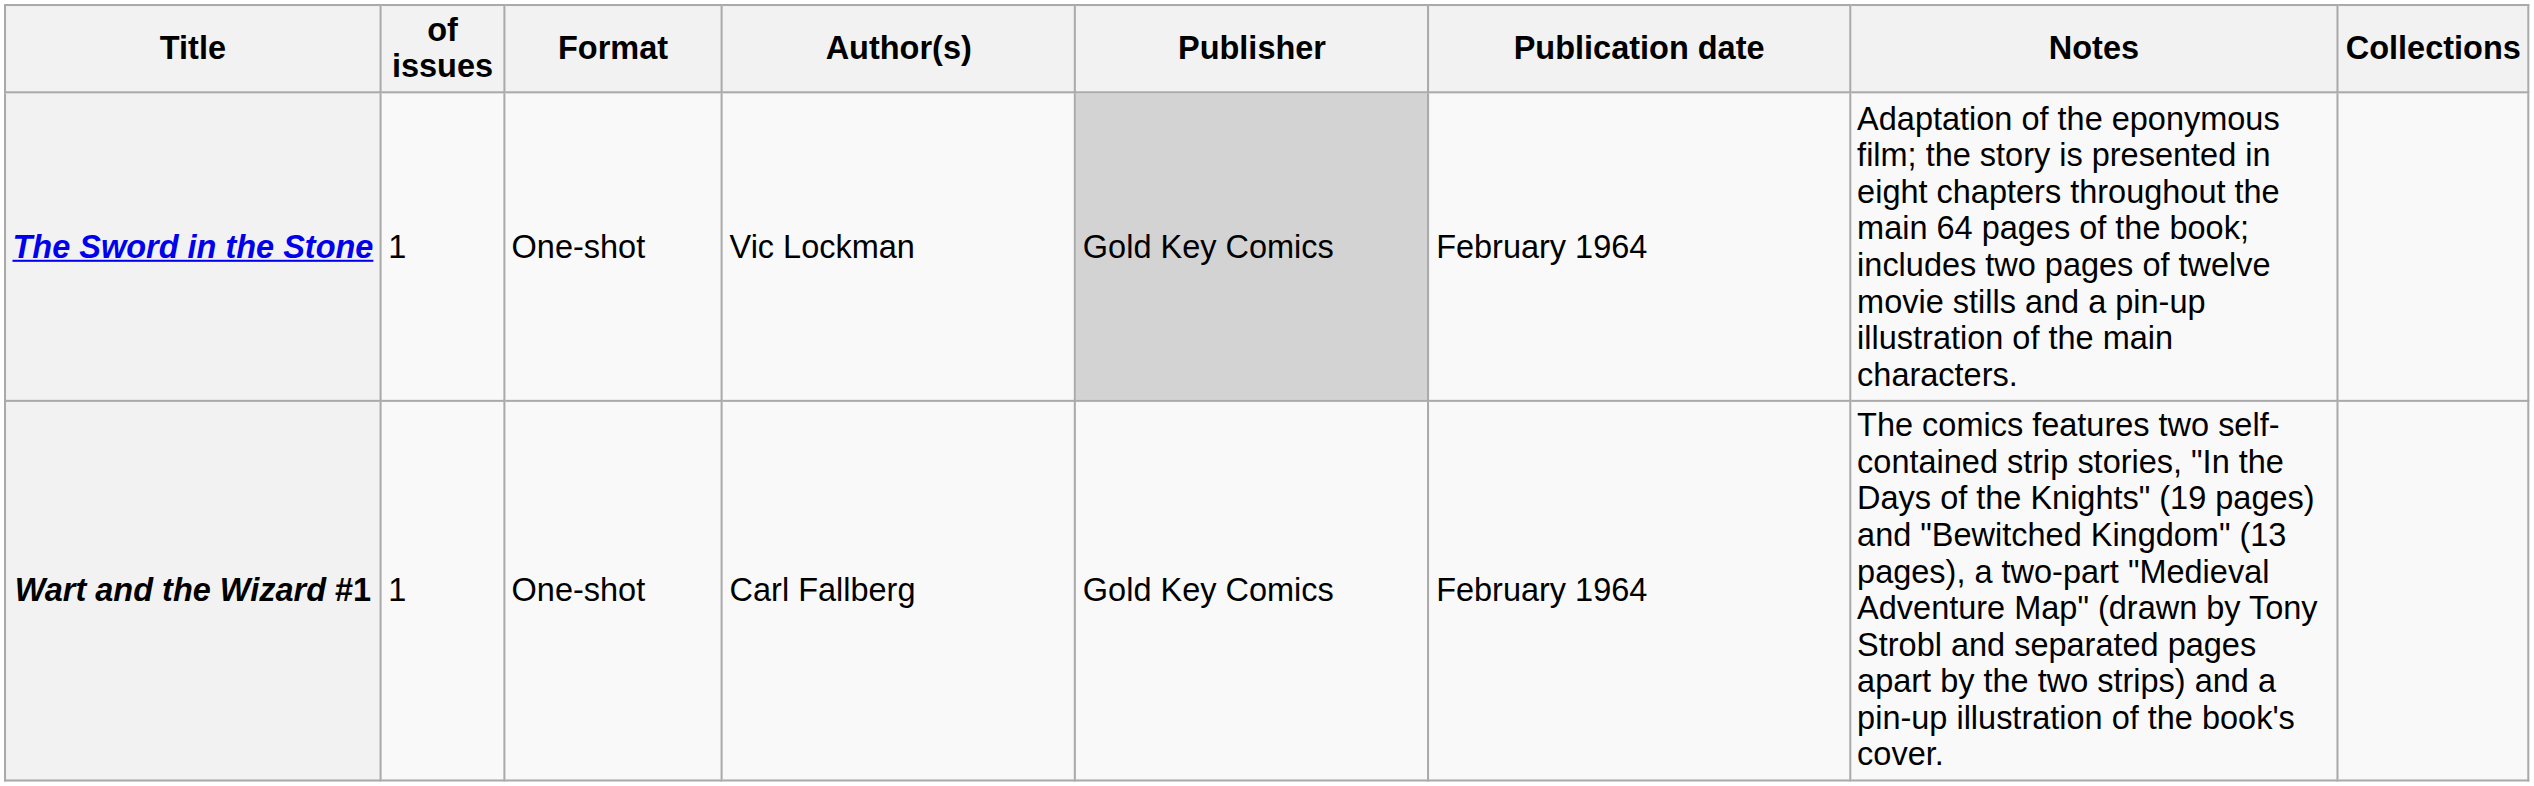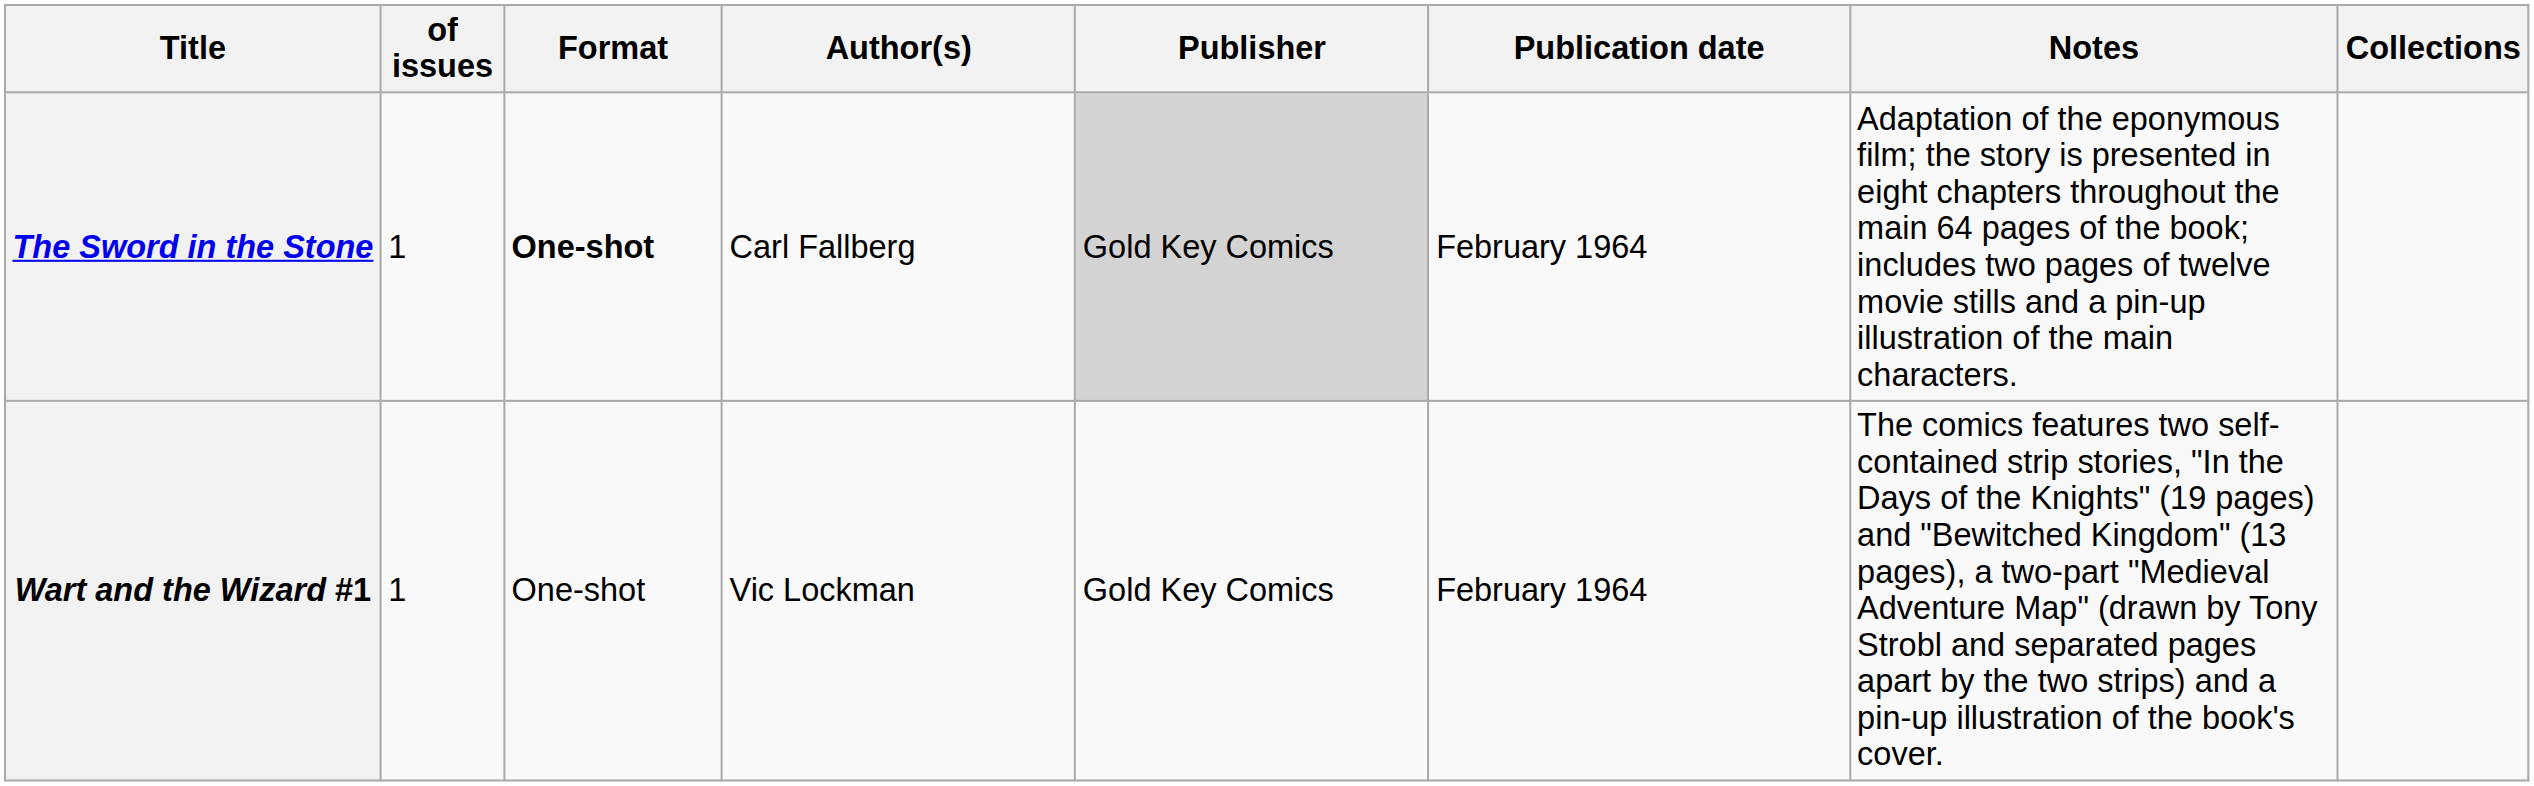(578, 246) normal -> (583, 246) bold
(822, 246) Vic Lockman -> (823, 246) Carl Fallberg
(823, 590) Carl Fallberg -> (822, 590) Vic Lockman
